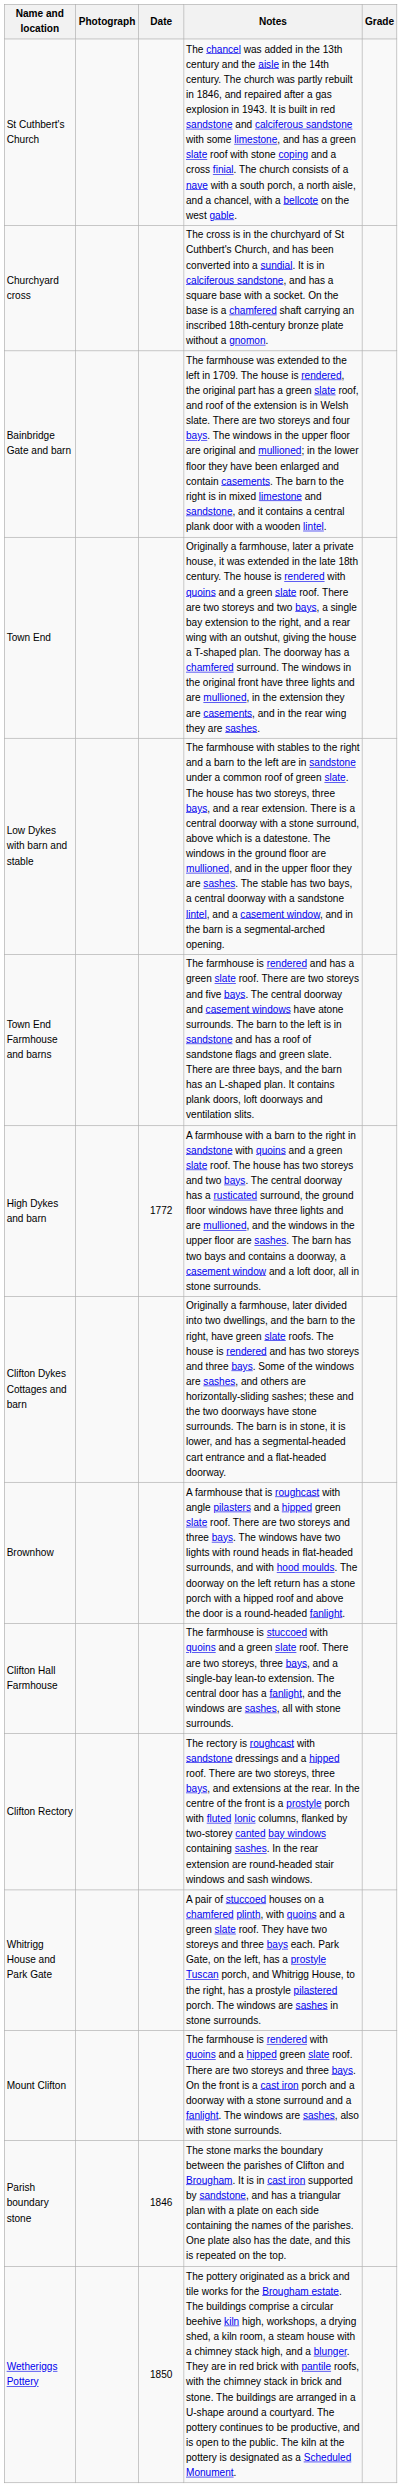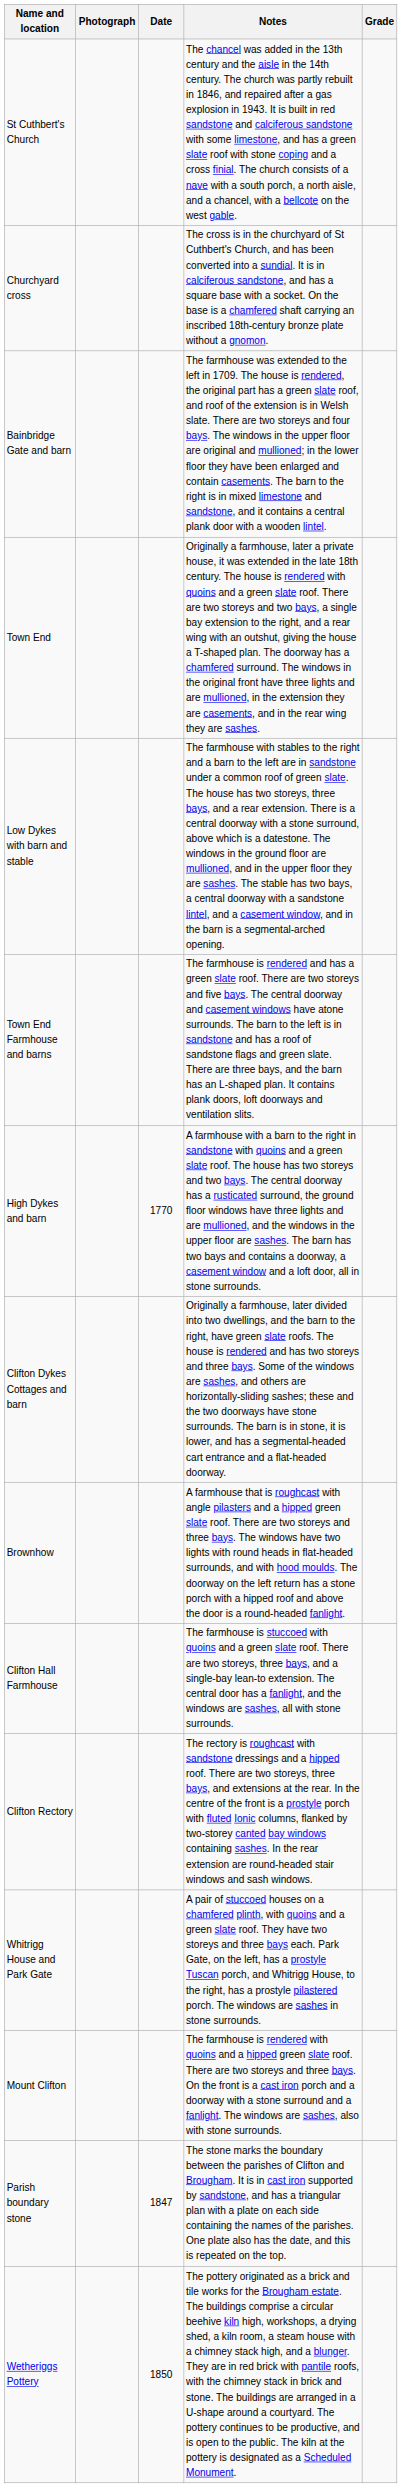(161, 1211) 1772 -> (161, 1211) 1770
(161, 2203) 1846 -> (161, 2203) 1847
